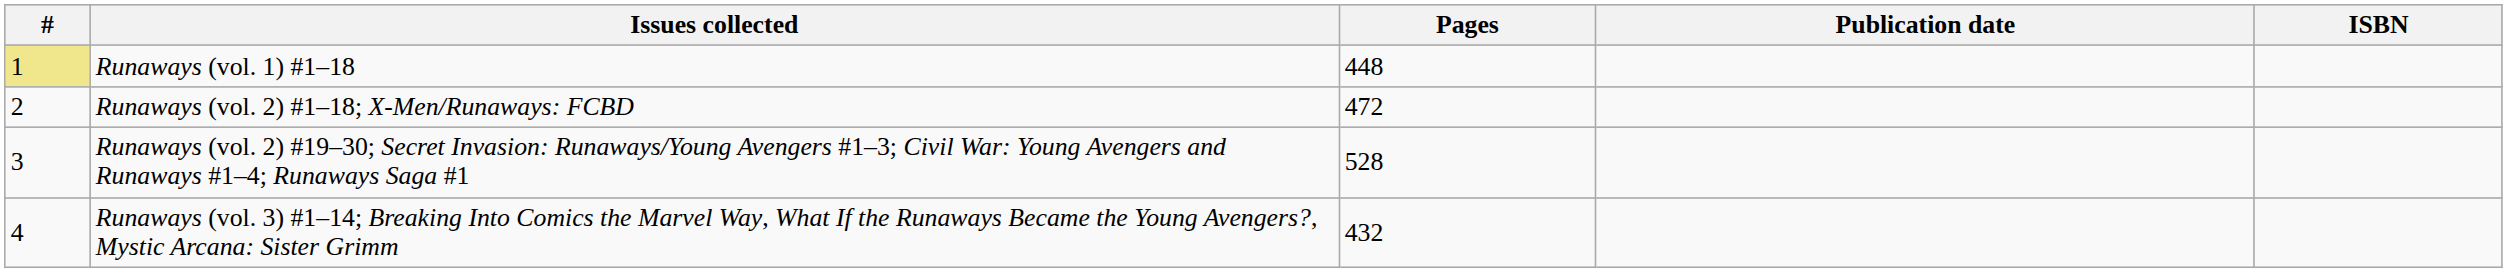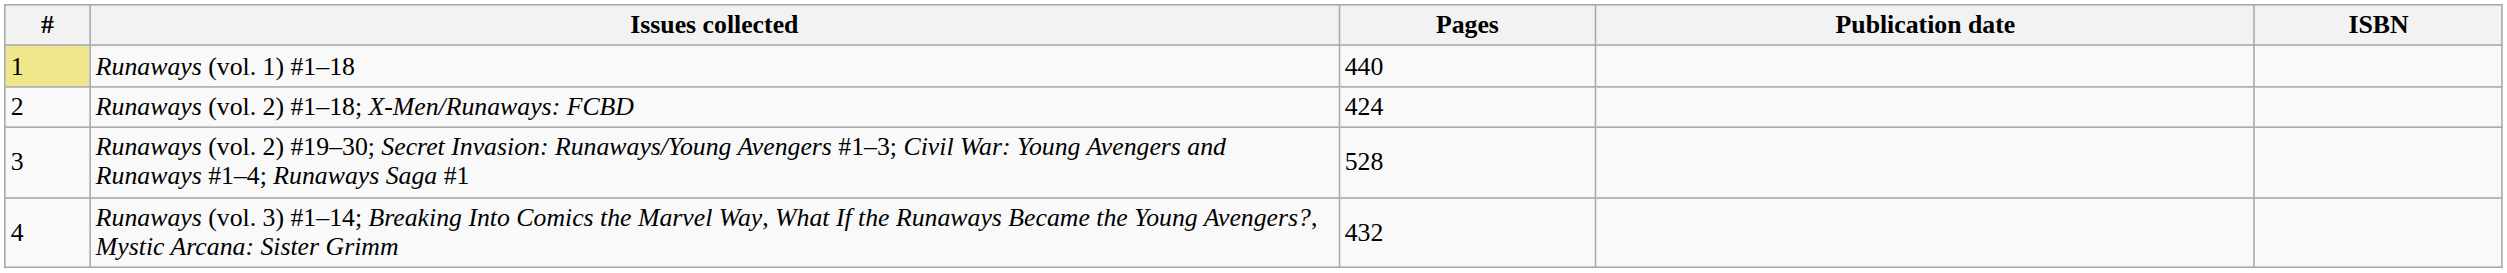(1364, 65) 448 -> (1364, 65) 440
(1364, 106) 472 -> (1364, 106) 424
